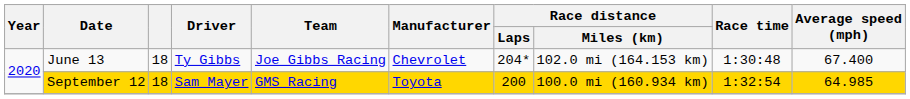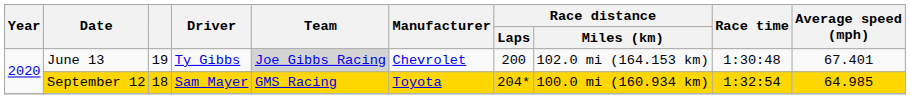(160, 60) 18 -> (160, 60) 19
(321, 60) no background -> (321, 60) lightgrey background
(514, 60) 204* -> (514, 60) 200
(849, 60) 67.400 -> (849, 60) 67.401
(514, 82) 200 -> (514, 82) 204*
